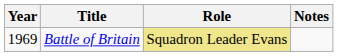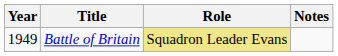(23, 39) 1969 -> (23, 39) 1949
